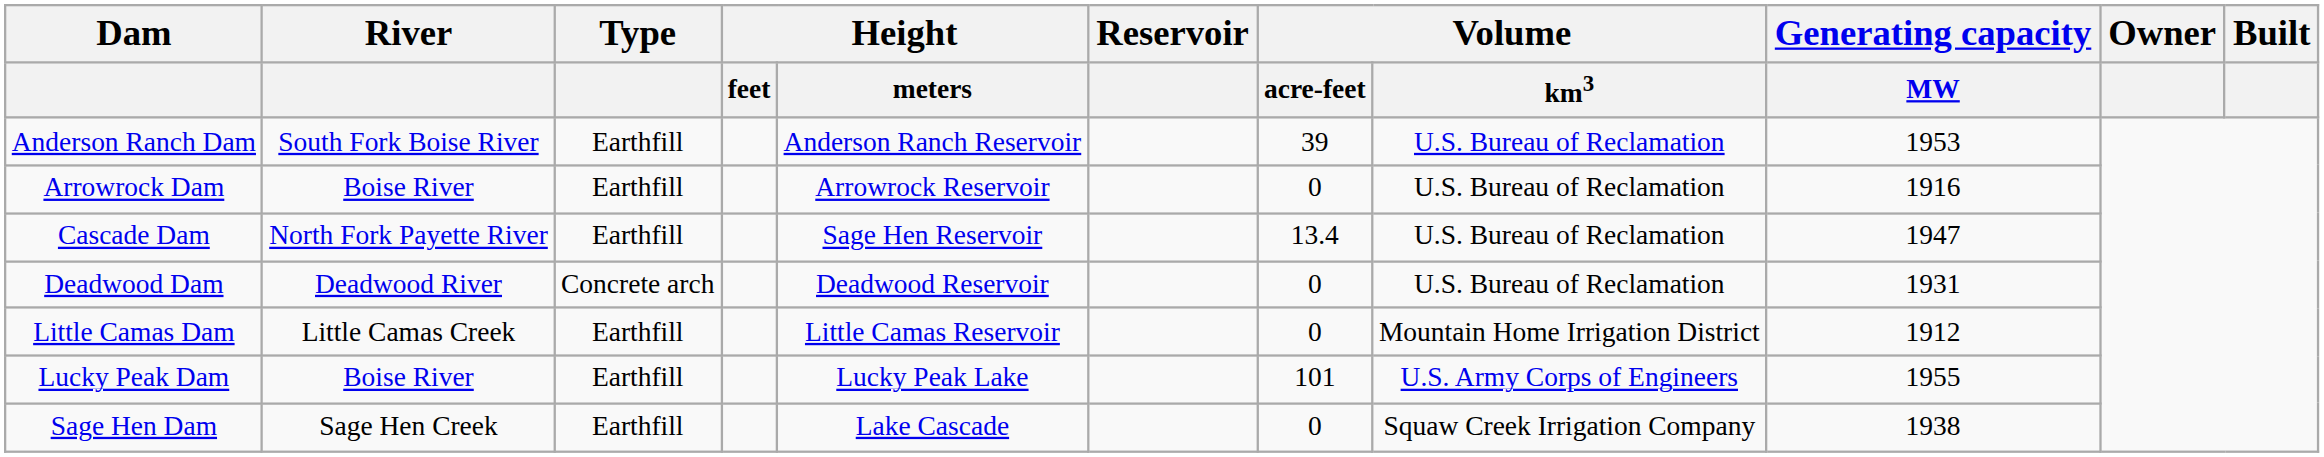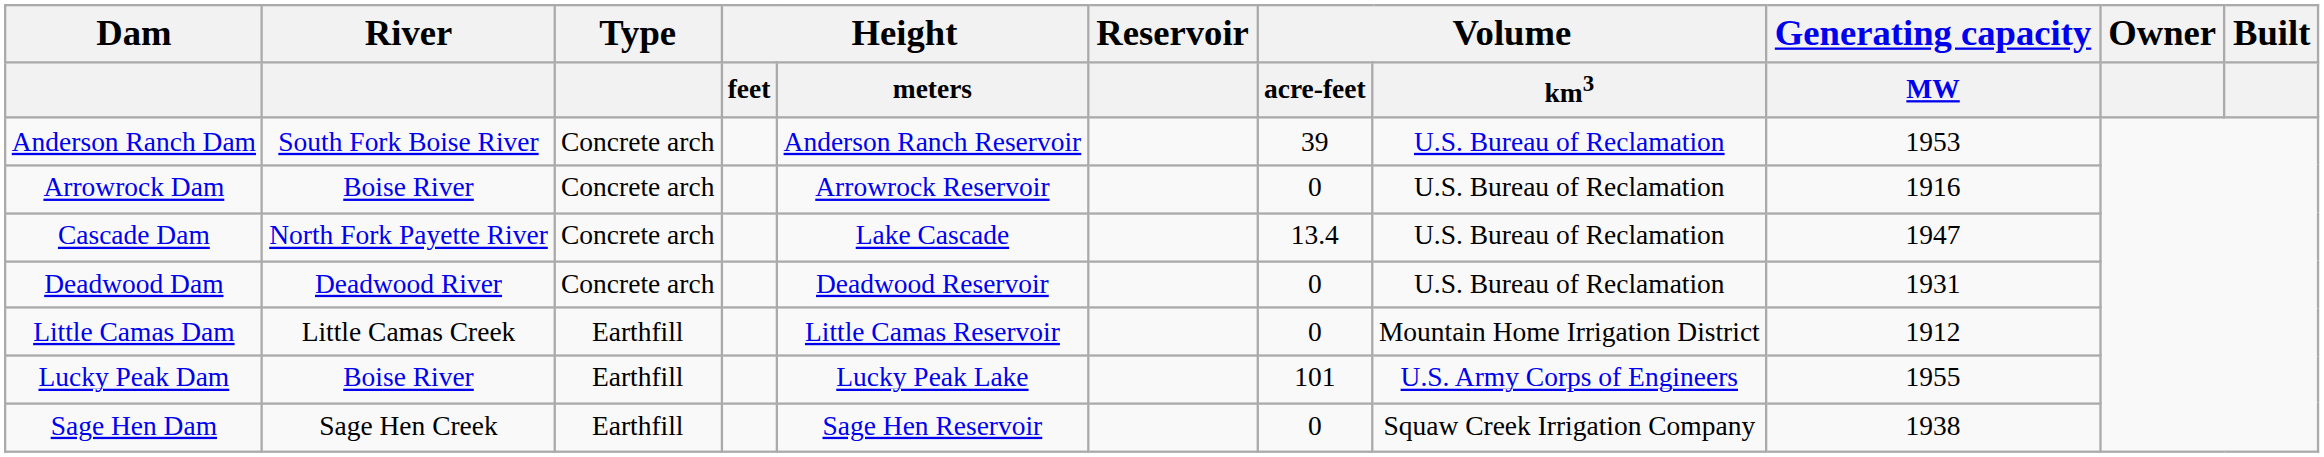(638, 140) Earthfill -> (638, 140) Concrete arch
(638, 188) Earthfill -> (638, 188) Concrete arch
(638, 236) Earthfill -> (638, 236) Concrete arch
(932, 236) Sage Hen Reservoir -> (932, 236) Lake Cascade
(932, 426) Lake Cascade -> (932, 426) Sage Hen Reservoir
